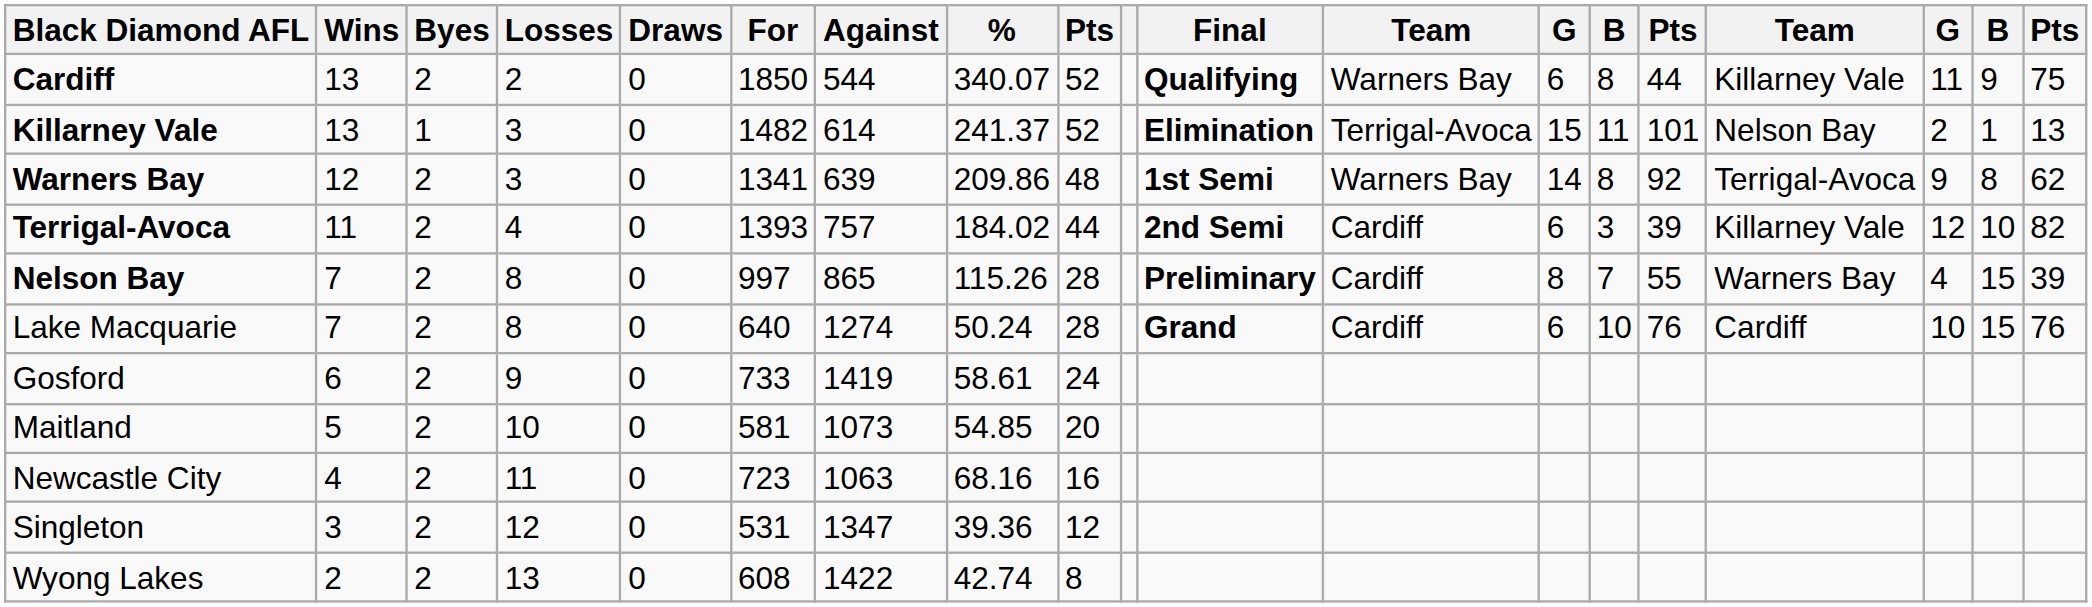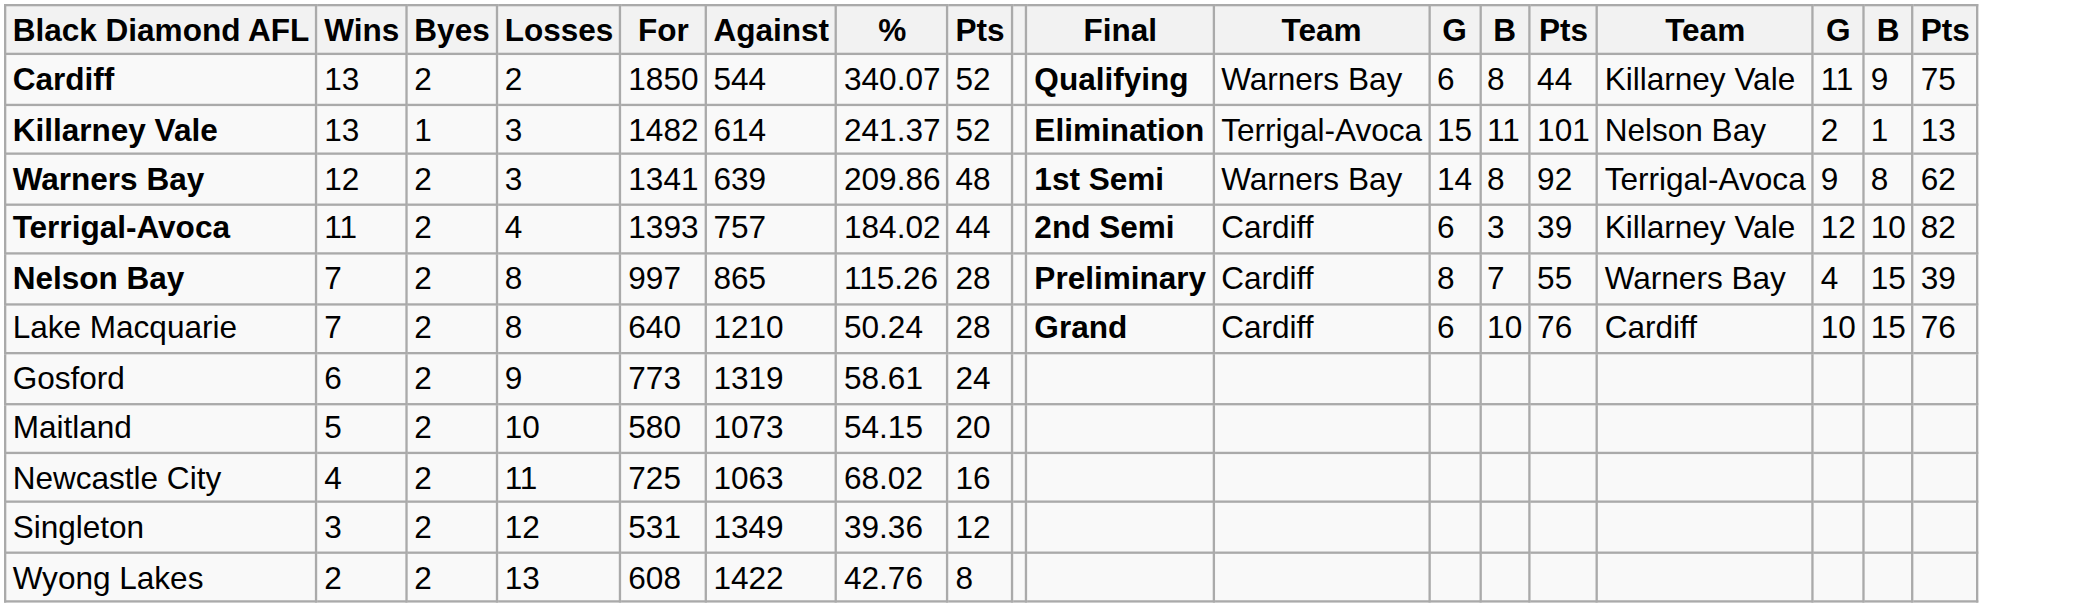- column: (676, 30)
(858, 328) 1274 -> (749, 328) 1210
(764, 378) 733 -> (655, 378) 773
(858, 378) 1419 -> (749, 378) 1319
(764, 428) 581 -> (655, 428) 580
(993, 428) 54.85 -> (883, 428) 54.15
(764, 477) 723 -> (655, 477) 725
(993, 477) 68.16 -> (883, 477) 68.02
(858, 527) 1347 -> (749, 527) 1349
(993, 577) 42.74 -> (883, 577) 42.76
